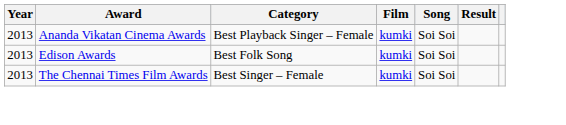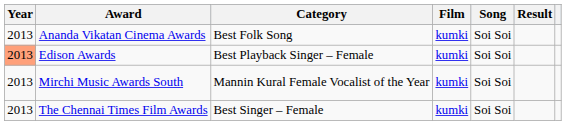(294, 34) Best Playback Singer – Female -> (253, 34) Best Folk Song
(20, 55) no background -> (20, 55) lightsalmon background
(253, 55) Best Folk Song -> (294, 55) Best Playback Singer – Female
+ row: (111, 82)
